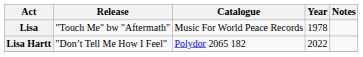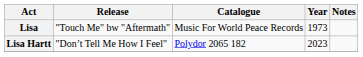(317, 28) 1978 -> (317, 28) 1973
(317, 43) 2022 -> (317, 43) 2023
